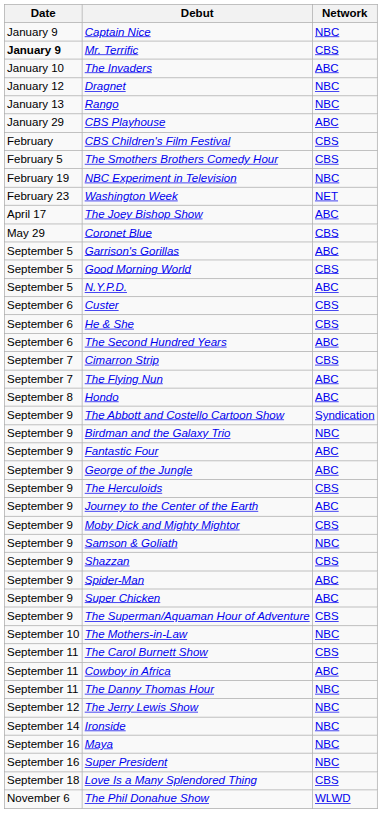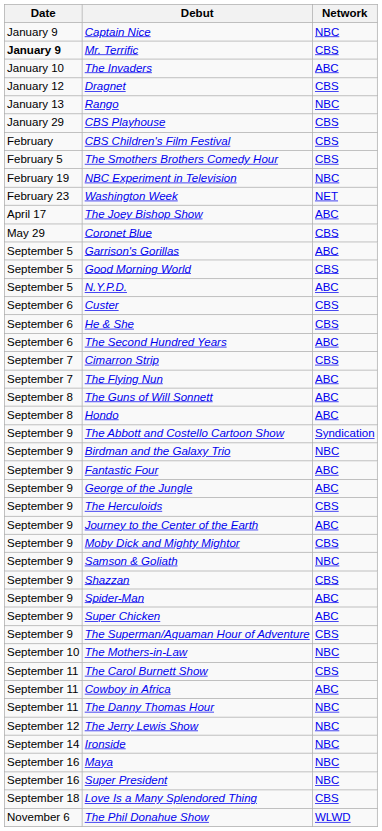(327, 86) NBC -> (327, 86) CBS
(327, 123) ABC -> (327, 123) CBS
+ row: (149, 397)
